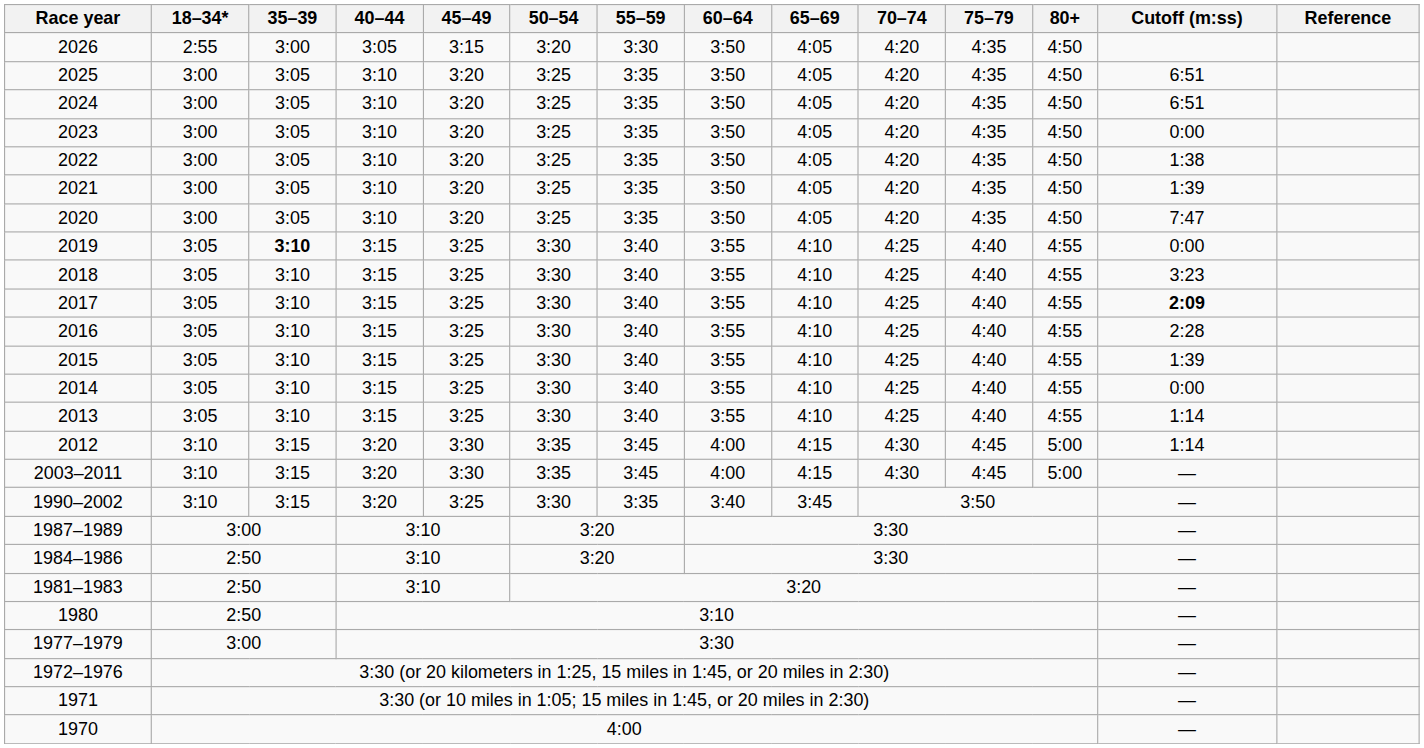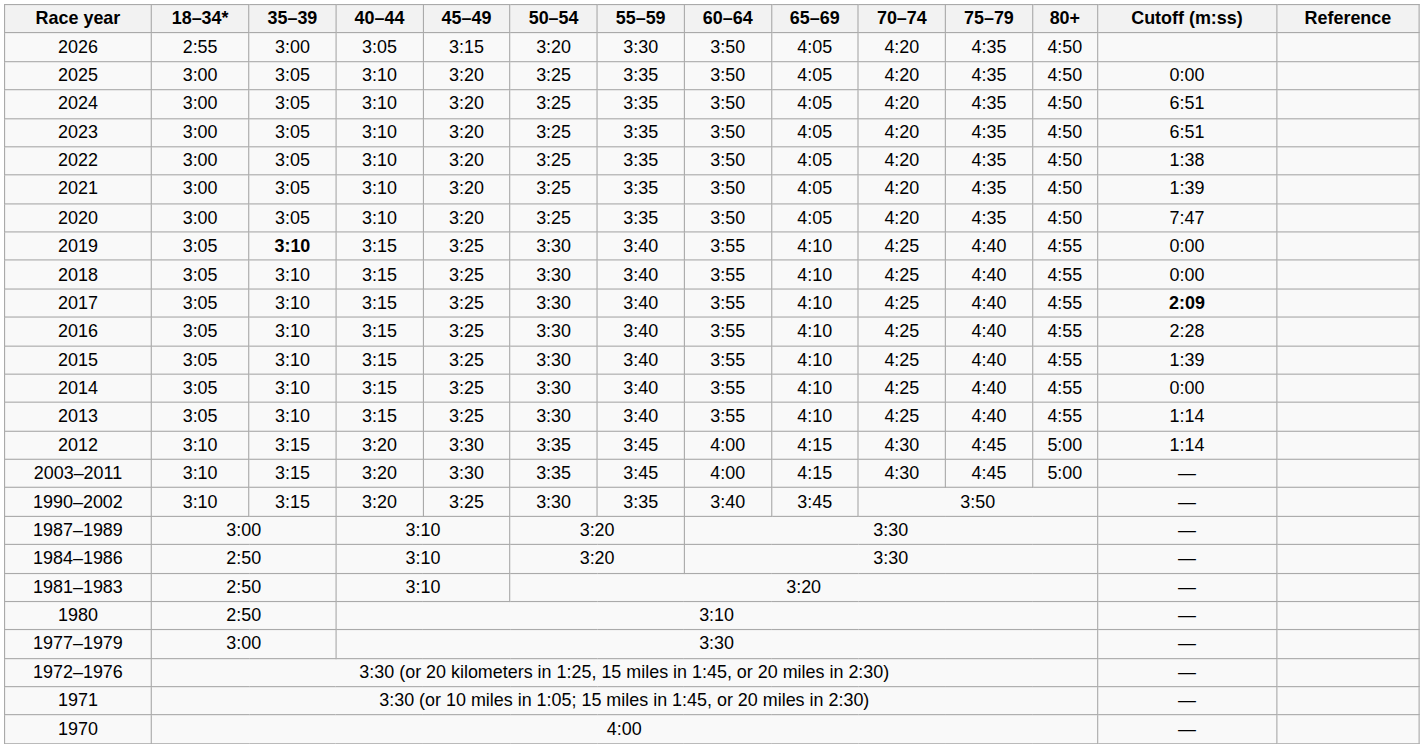(1187, 75) 6:51 -> (1187, 75) 0:00
(1187, 132) 0:00 -> (1187, 132) 6:51
(1187, 274) 3:23 -> (1187, 274) 0:00
